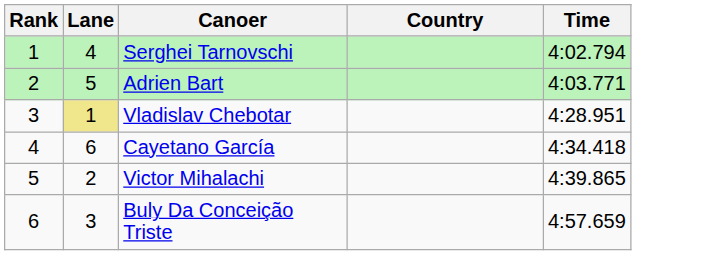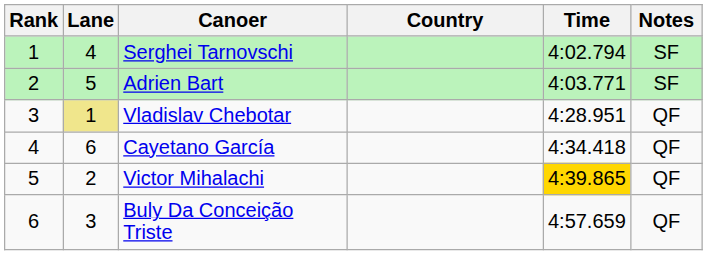+ column: (666, 20)
(587, 178) no background -> (587, 178) gold background
